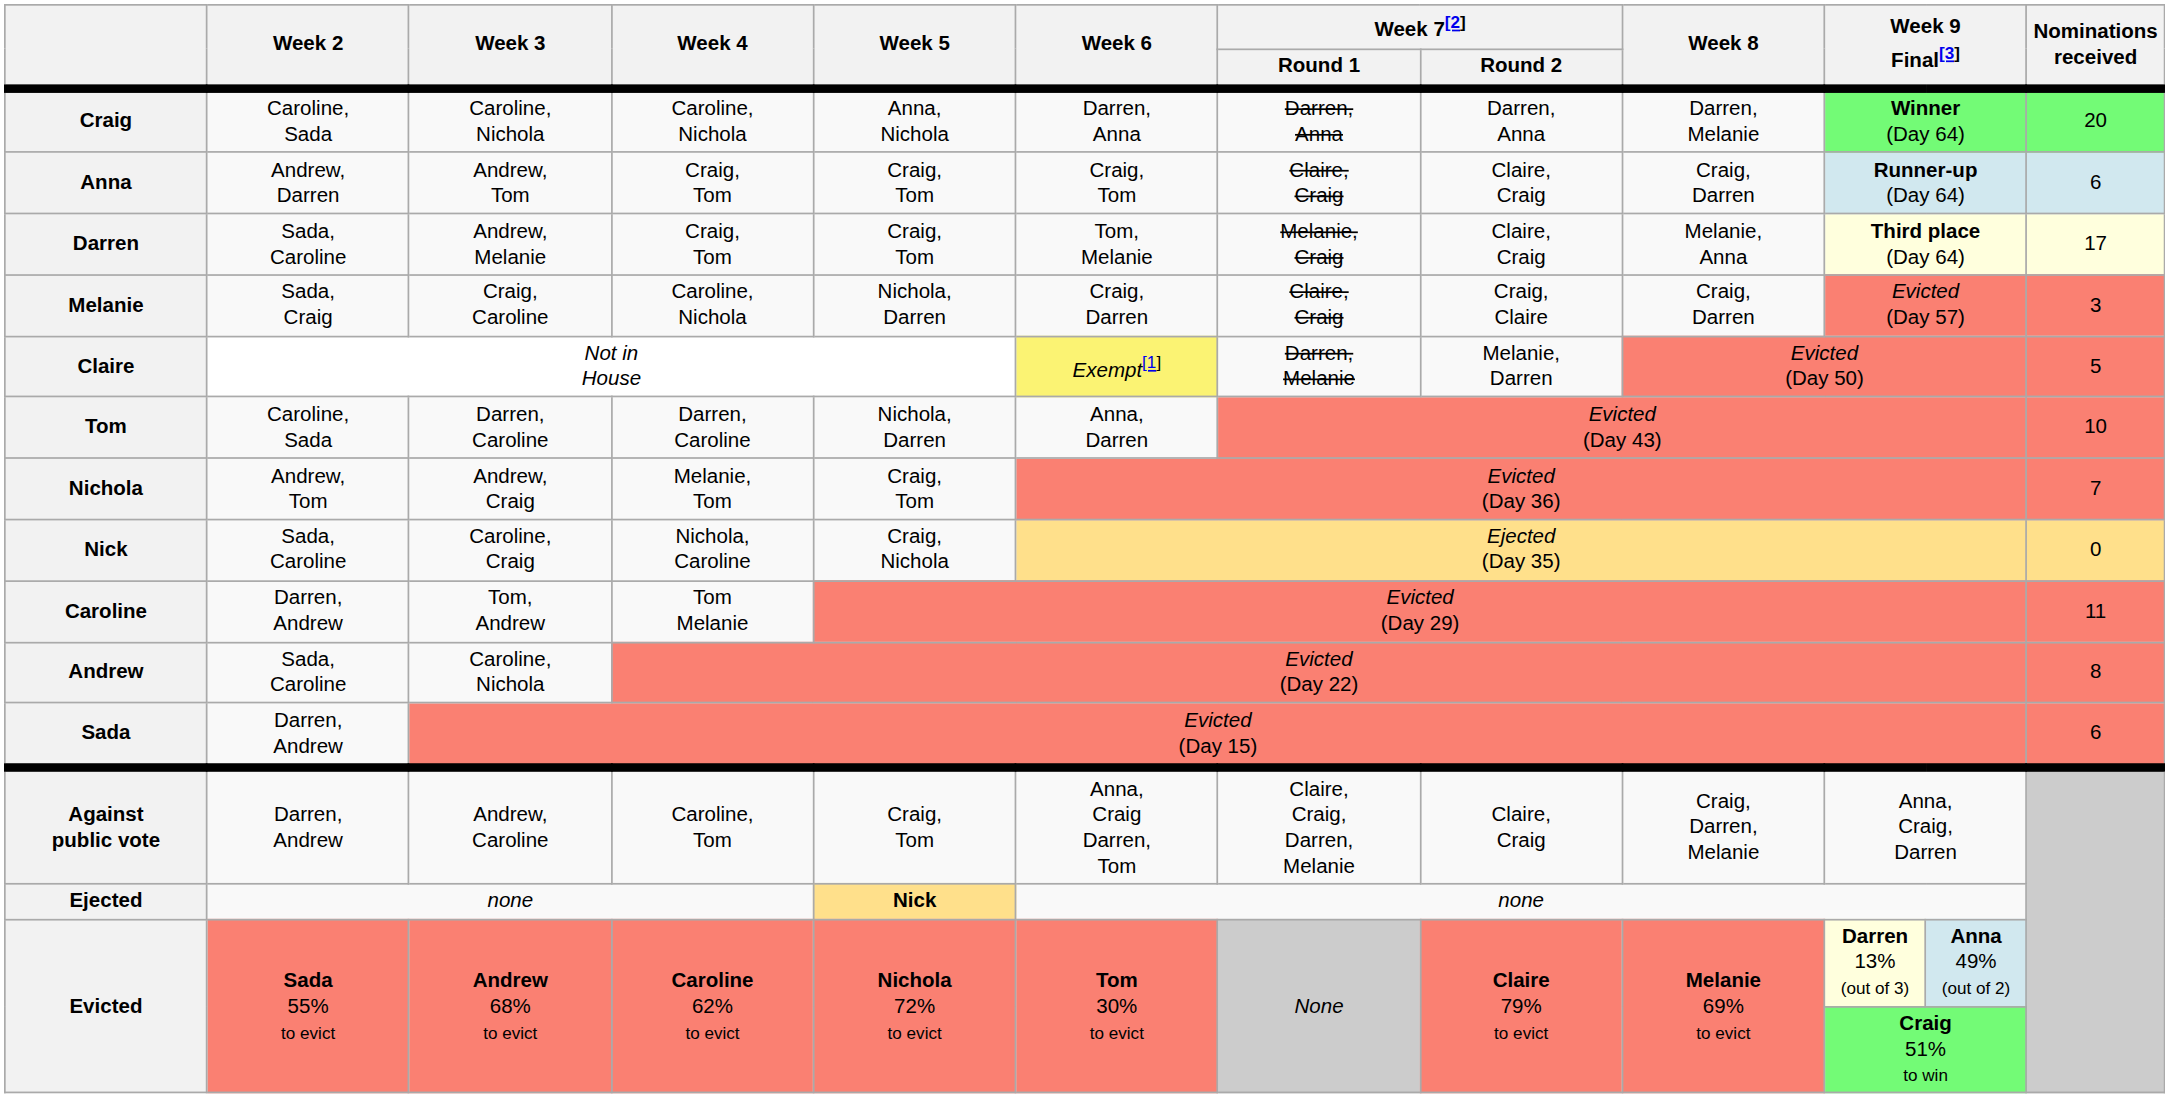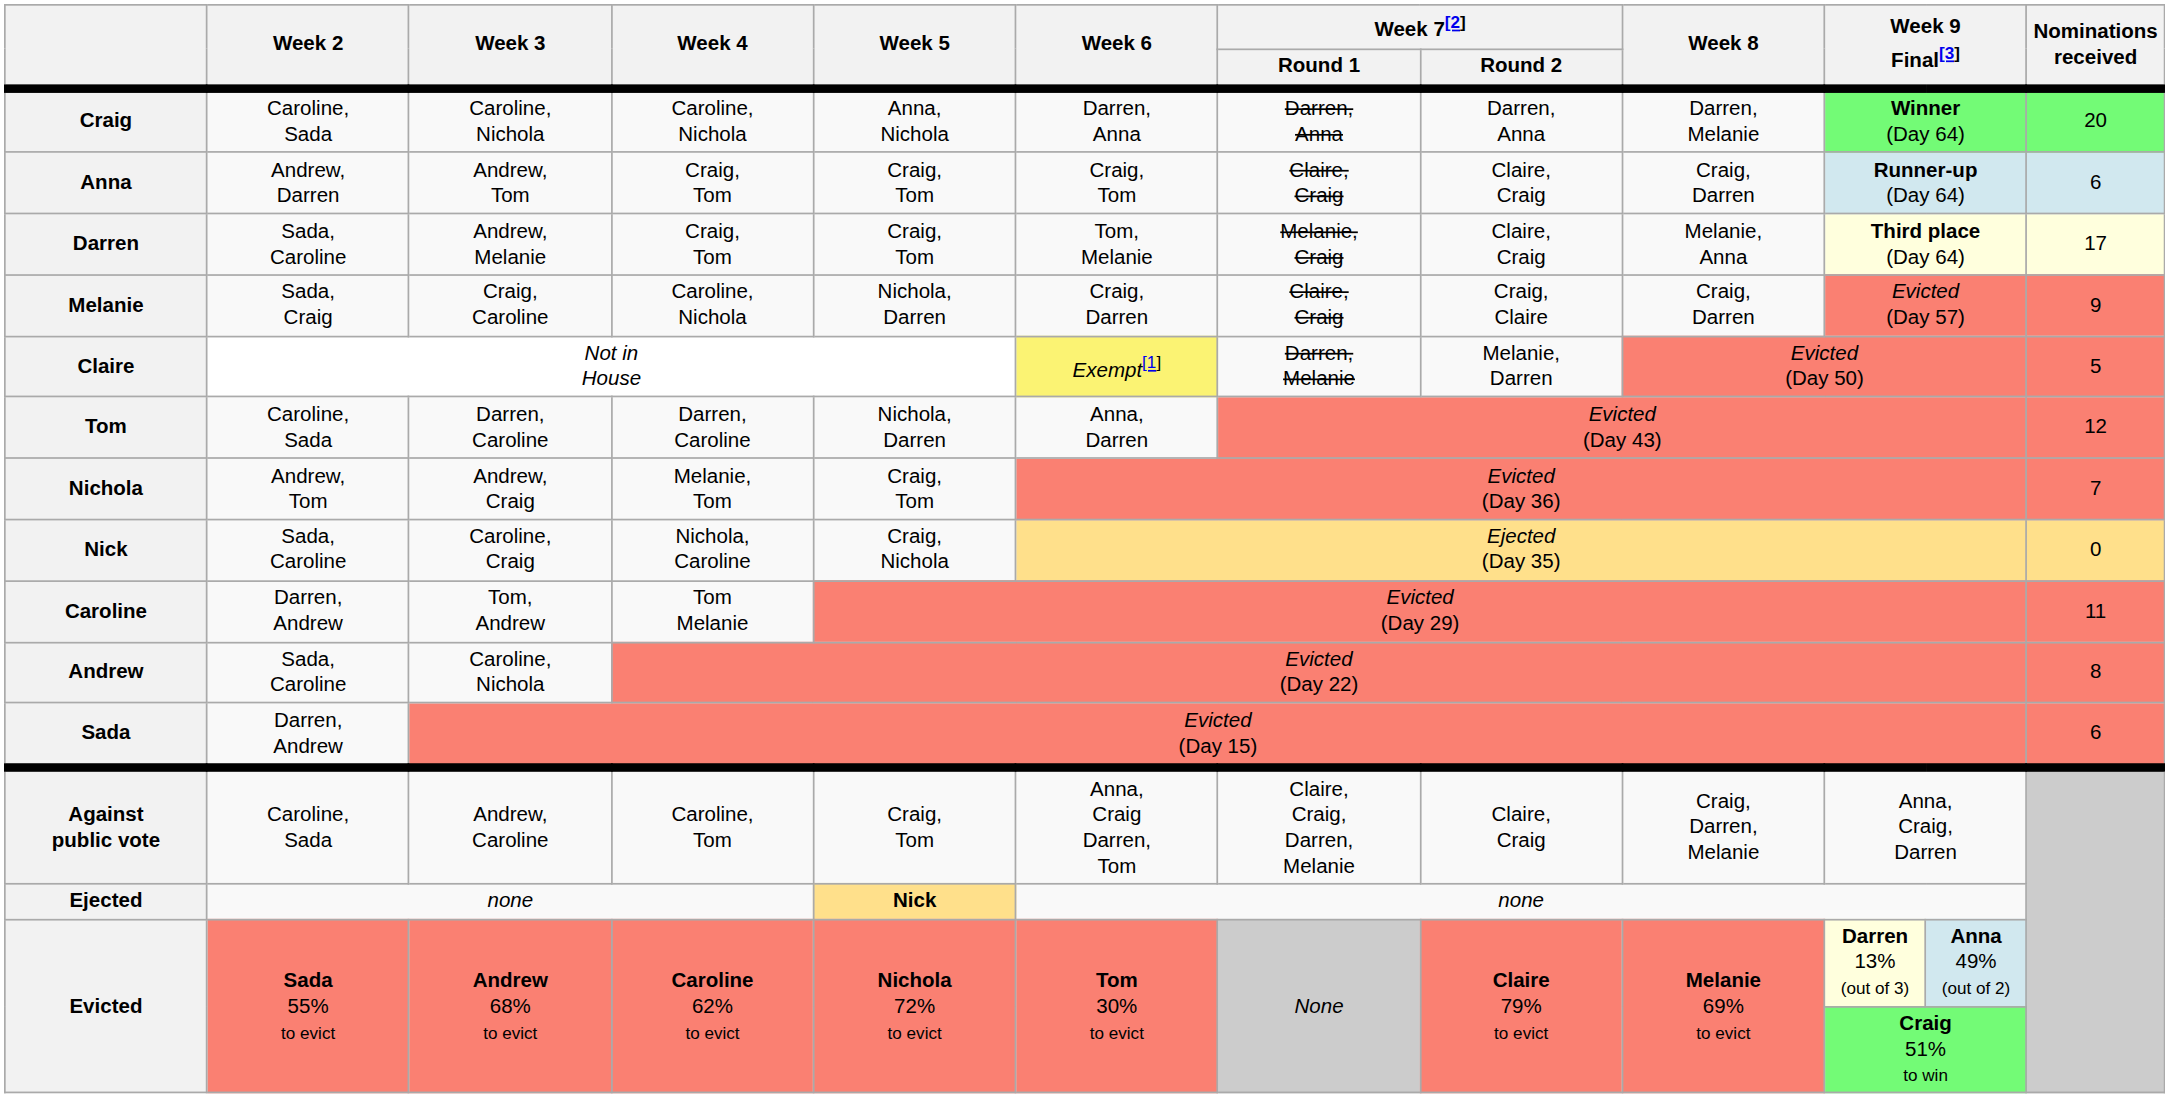(2096, 305) 3 -> (2096, 305) 9
(2096, 427) 10 -> (2096, 427) 12
(308, 827) Darren, Andrew -> (308, 827) Caroline, Sada
